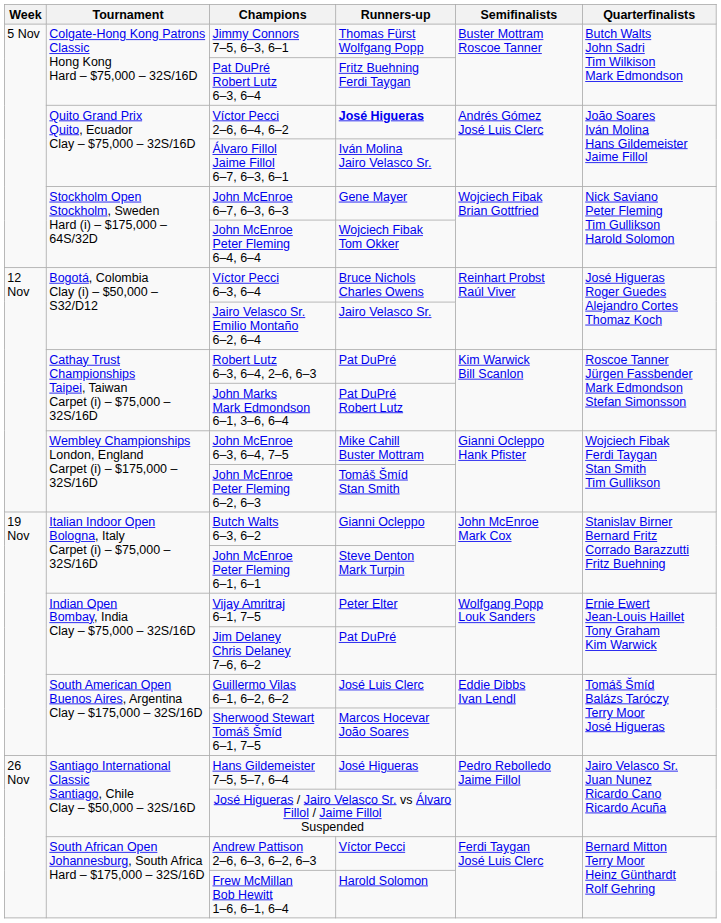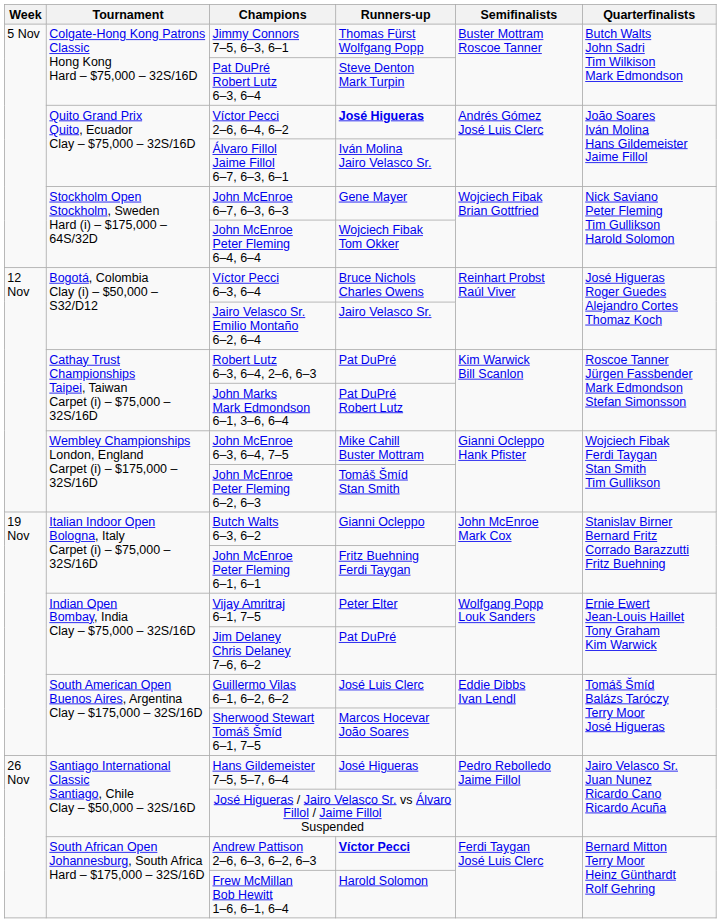(379, 75) Fritz Buehning Ferdi Taygan -> (376, 75) Steve Denton Mark Turpin
(376, 563) Steve Denton Mark Turpin -> (379, 563) Fritz Buehning Ferdi Taygan
(372, 847) normal -> (374, 847) bold
